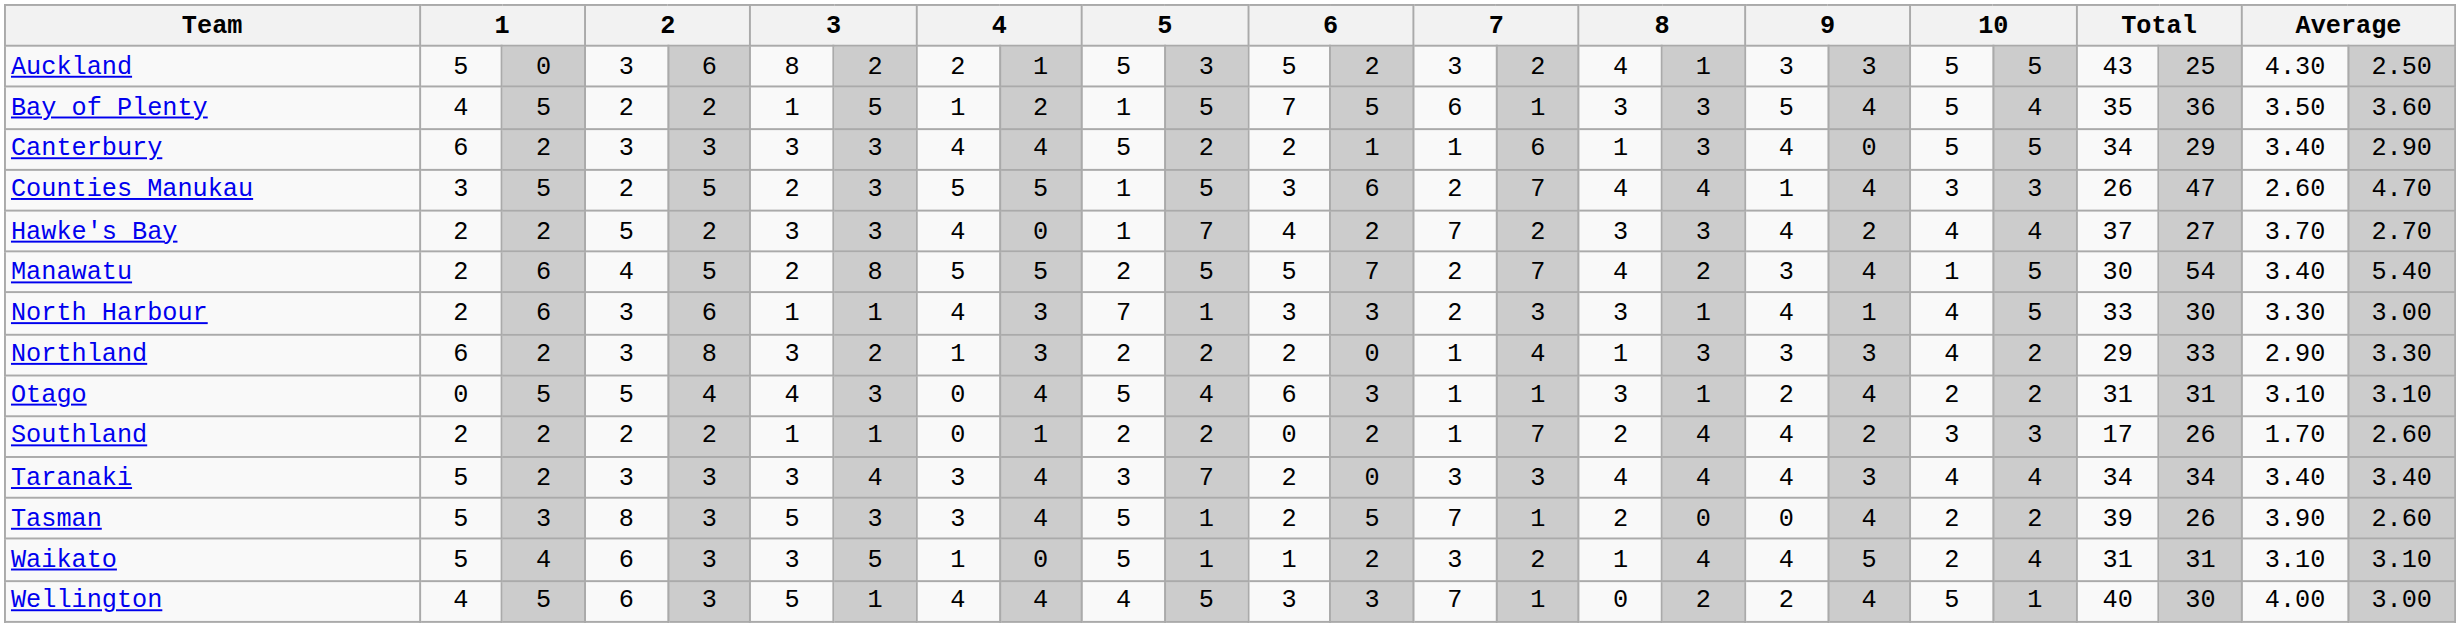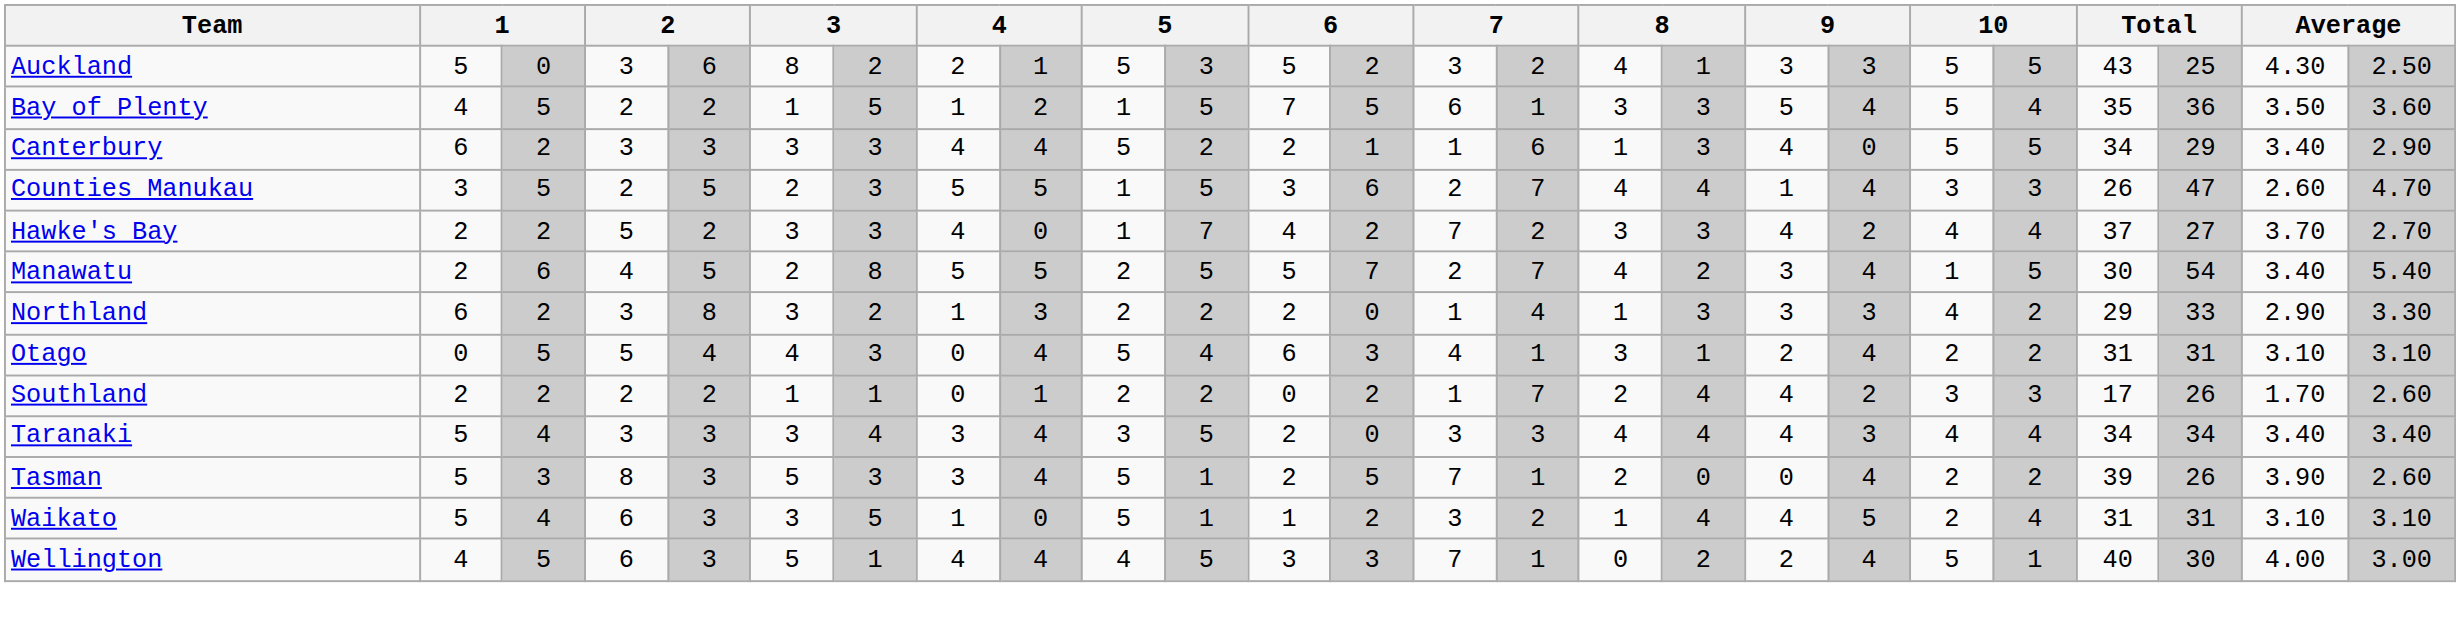- row: (109, 313)
(1455, 395) 1 -> (1455, 354) 4
(544, 478) 2 -> (544, 437) 4
(1206, 478) 7 -> (1206, 437) 5
